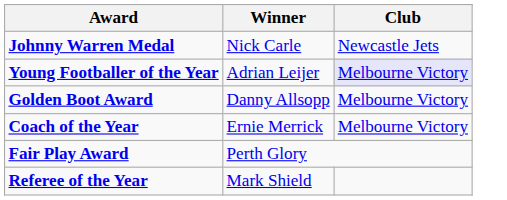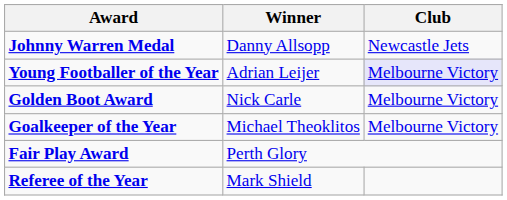(264, 45) Nick Carle -> (278, 45) Danny Allsopp
(278, 99) Danny Allsopp -> (264, 99) Nick Carle
+ row: (92, 126)
- row: (74, 126)
